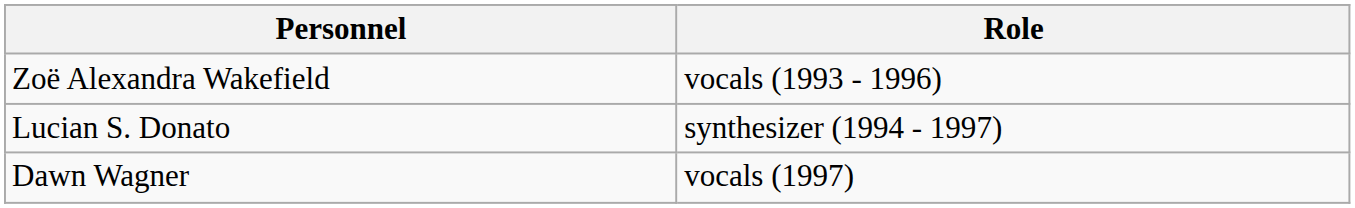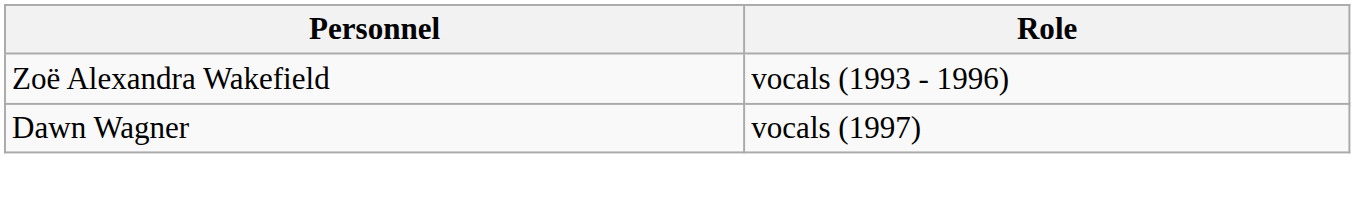- row: (121, 127)
